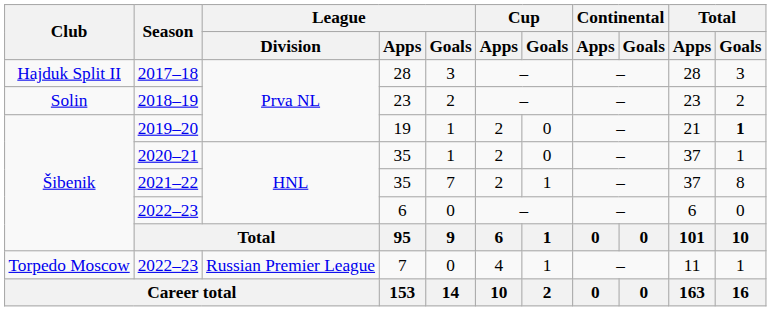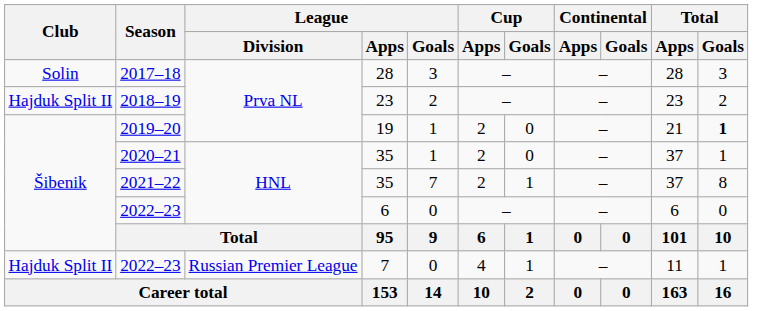(69, 73) Hajduk Split II -> (60, 73) Solin
(69, 100) Solin -> (60, 100) Hajduk Split II
(69, 264) Torpedo Moscow -> (60, 264) Hajduk Split II
